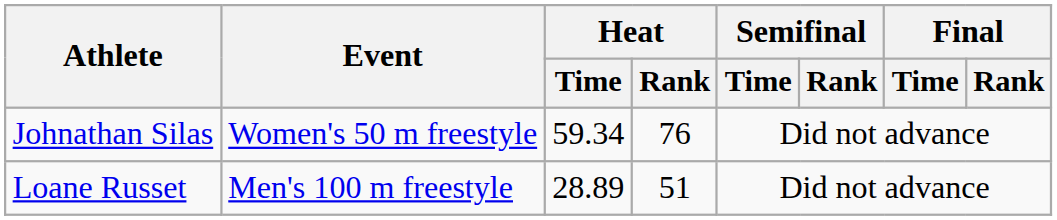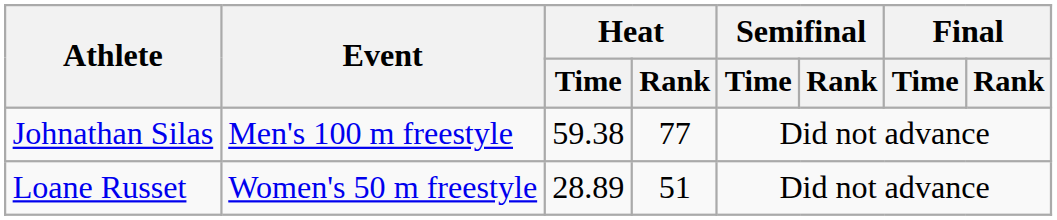(383, 134) Women's 50 m freestyle -> (371, 134) Men's 100 m freestyle
(588, 134) 59.34 -> (588, 134) 59.38
(675, 134) 76 -> (675, 134) 77
(371, 187) Men's 100 m freestyle -> (383, 187) Women's 50 m freestyle
